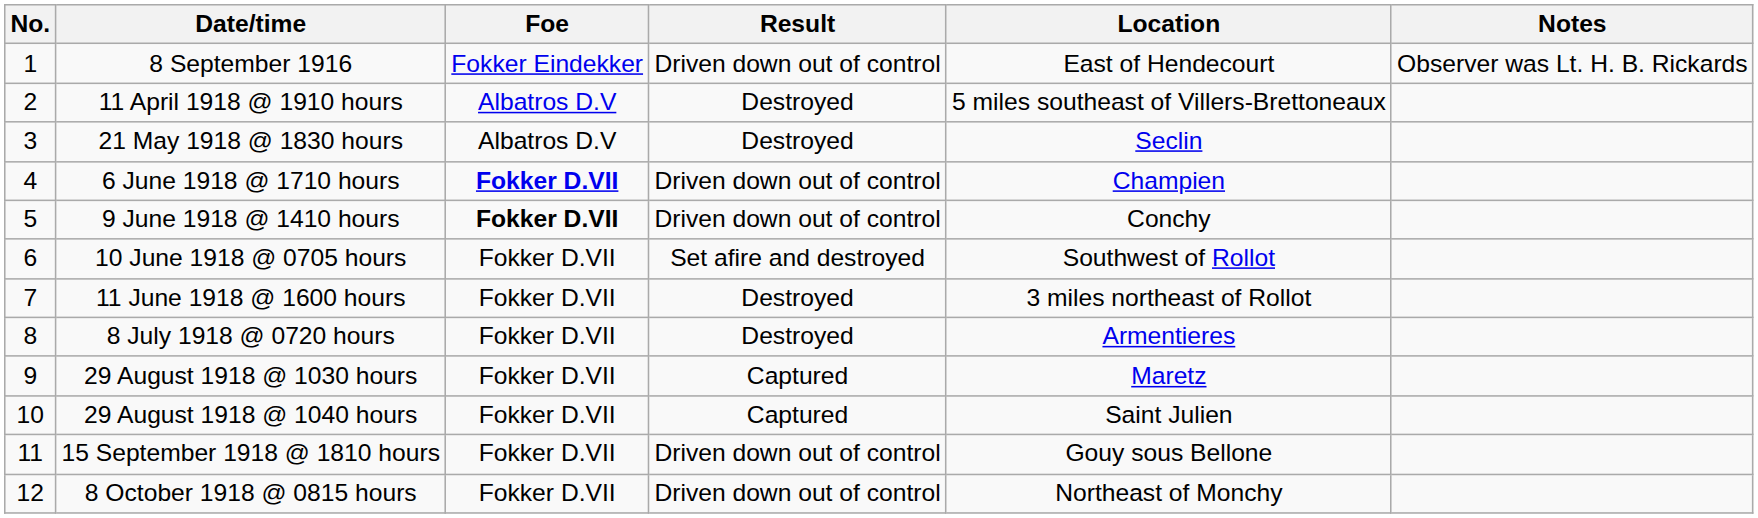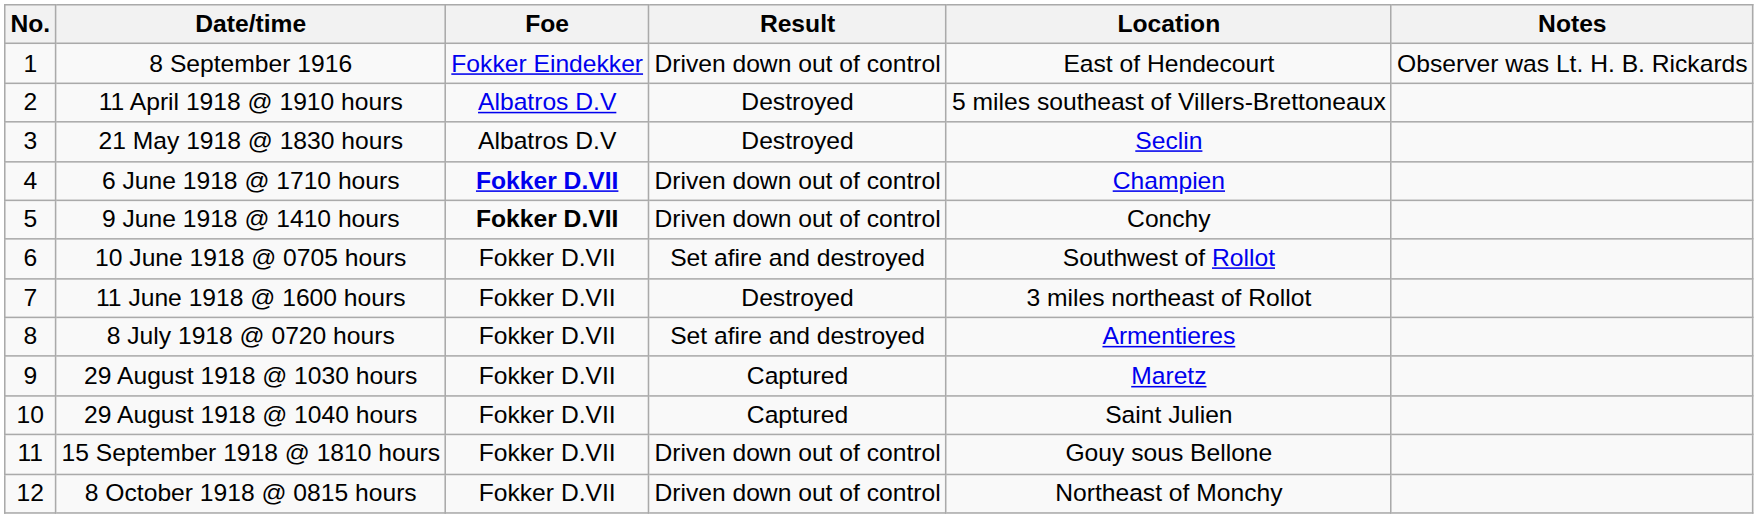(798, 336) Destroyed -> (798, 336) Set afire and destroyed
